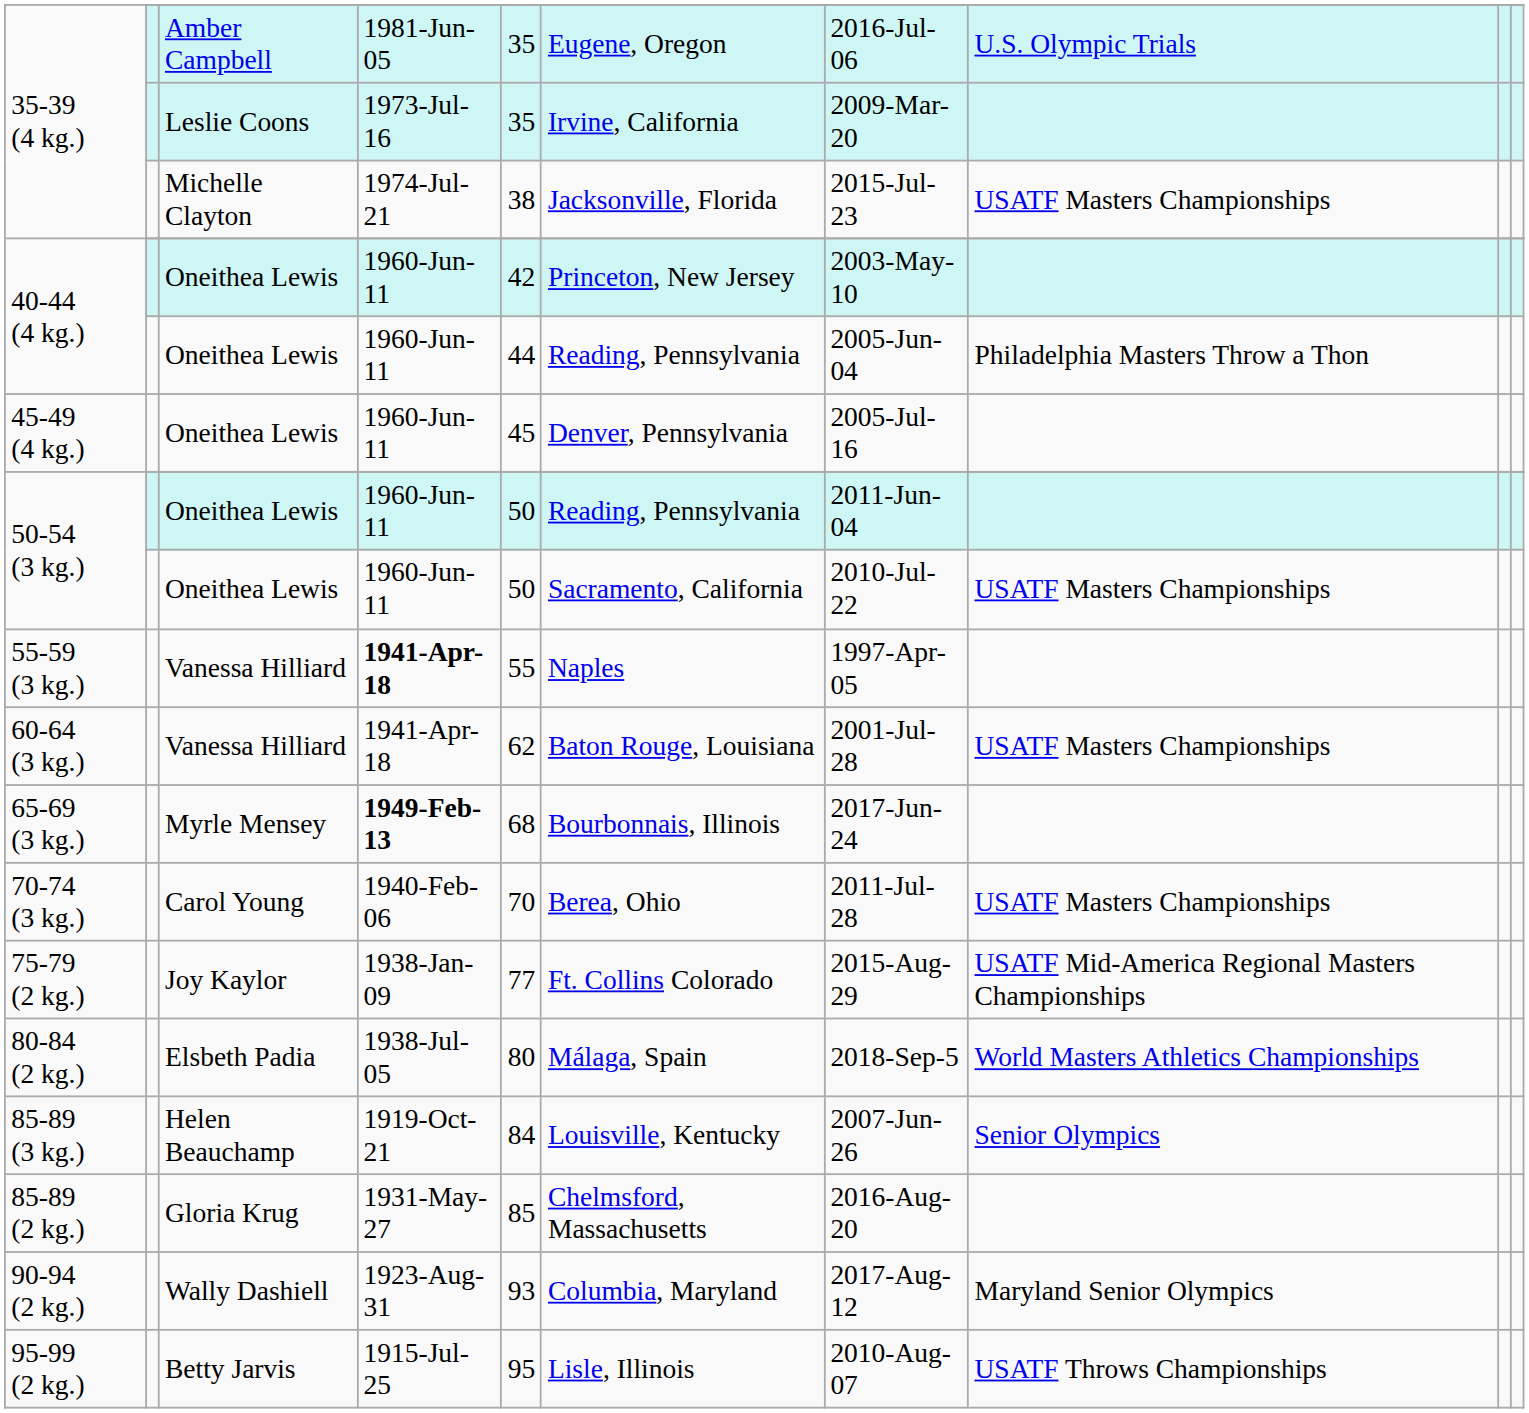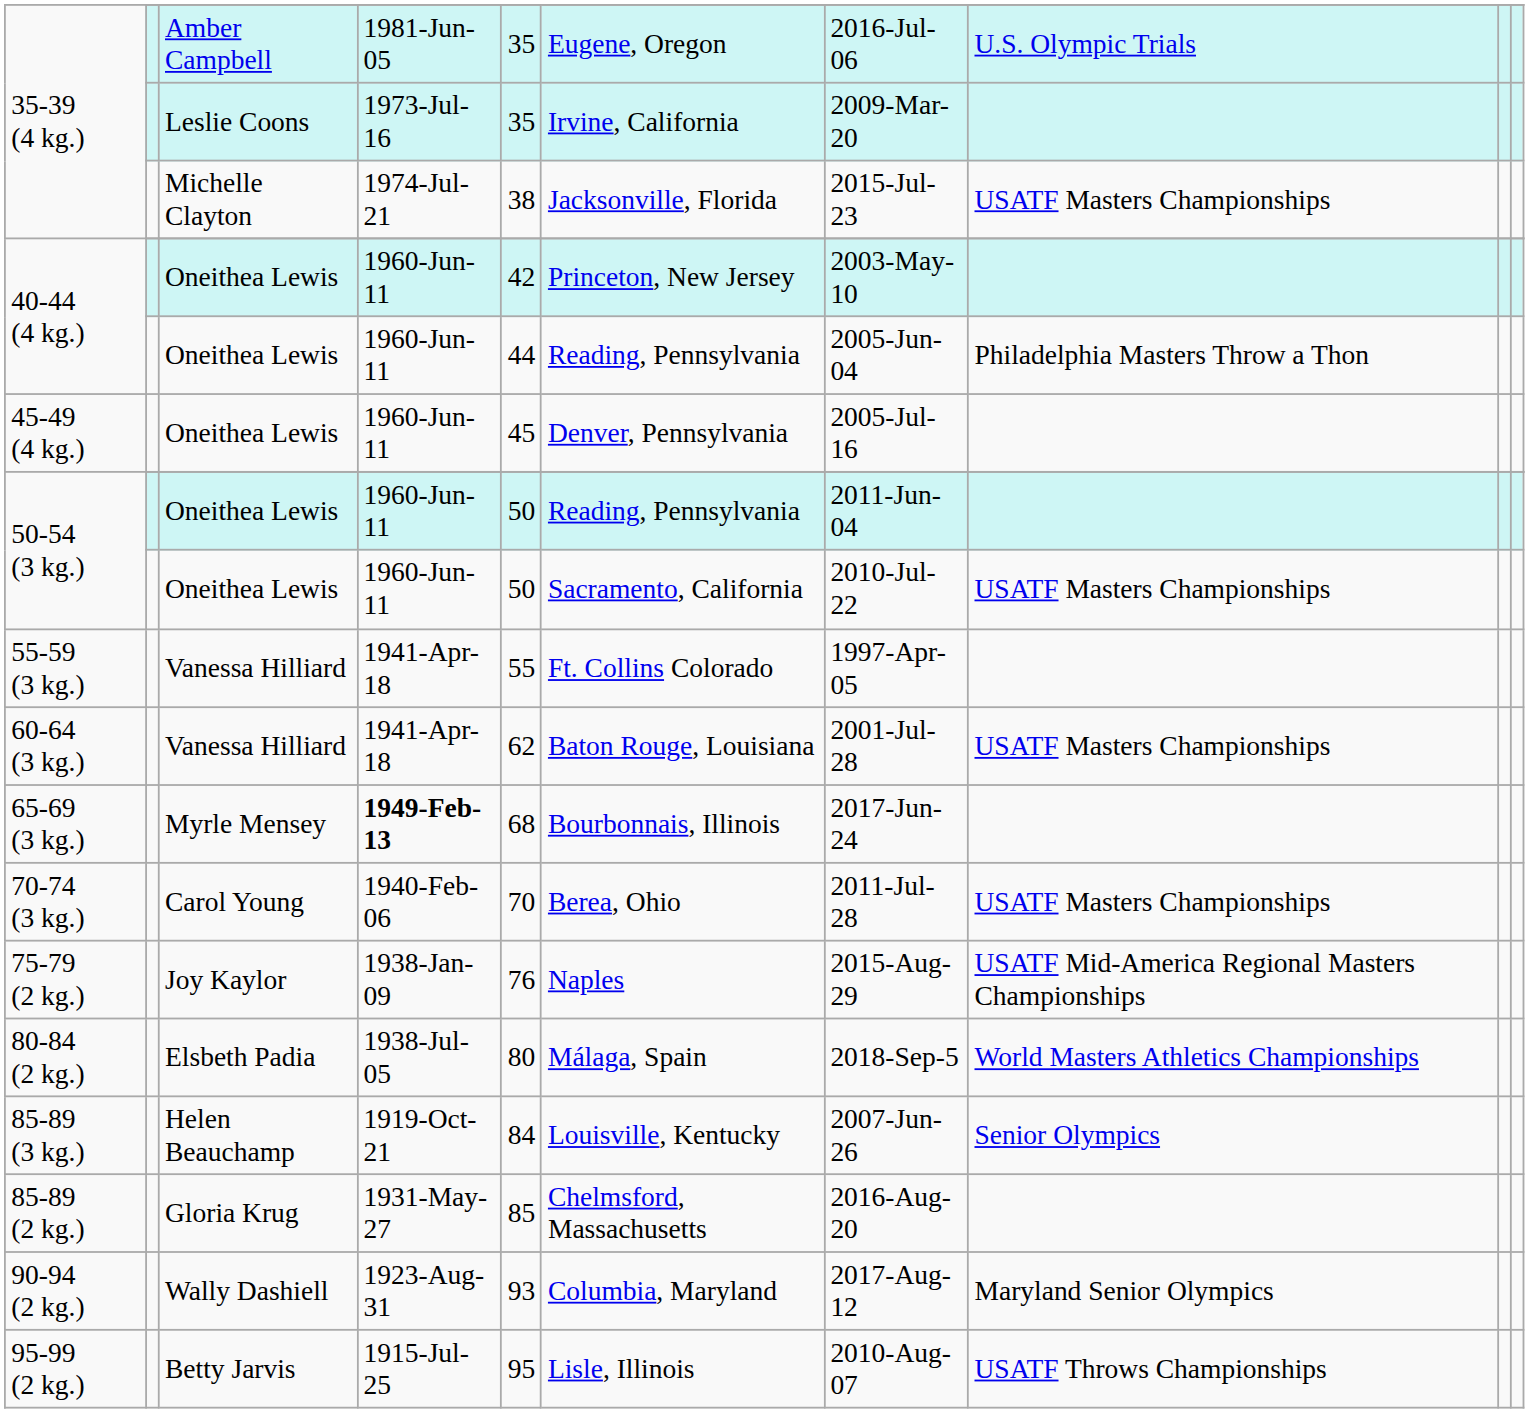(423, 667) bold -> (421, 667) normal
(586, 667) Naples -> (661, 667) Ft. Collins Colorado
(521, 978) 77 -> (521, 978) 76
(661, 978) Ft. Collins Colorado -> (586, 978) Naples
